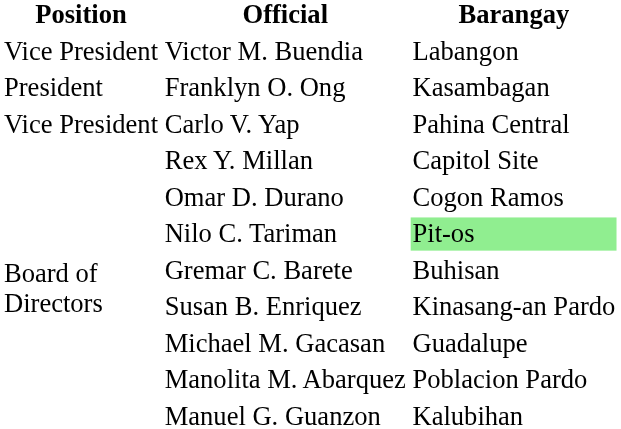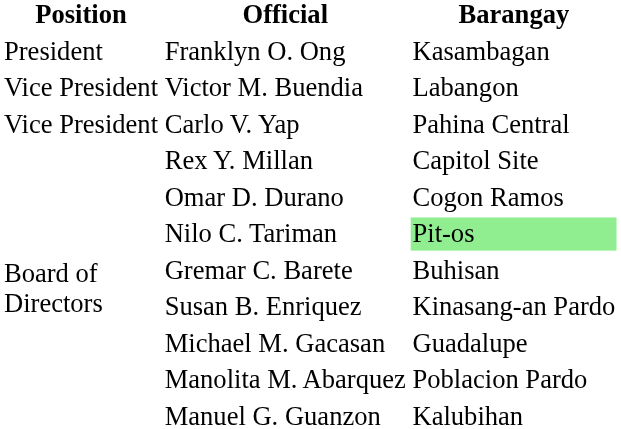rows swapped: (255, 87) <-> (264, 51)
